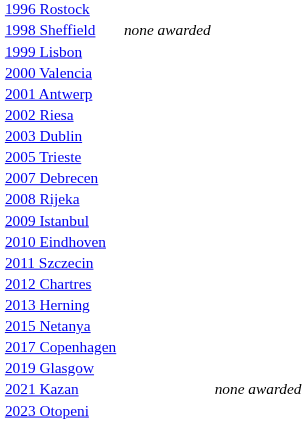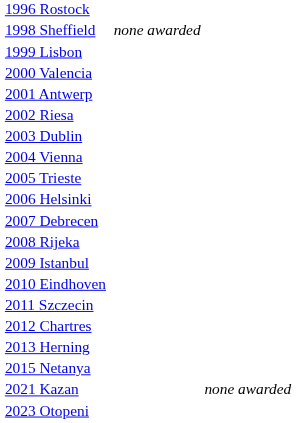+ row: (44, 157)
+ row: (48, 199)
- row: (61, 347)
- row: (49, 368)
